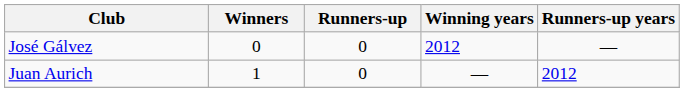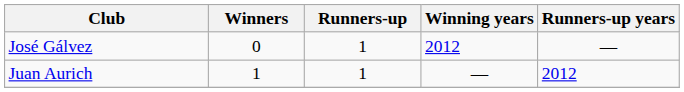(363, 45) 0 -> (363, 45) 1
(363, 73) 0 -> (363, 73) 1
